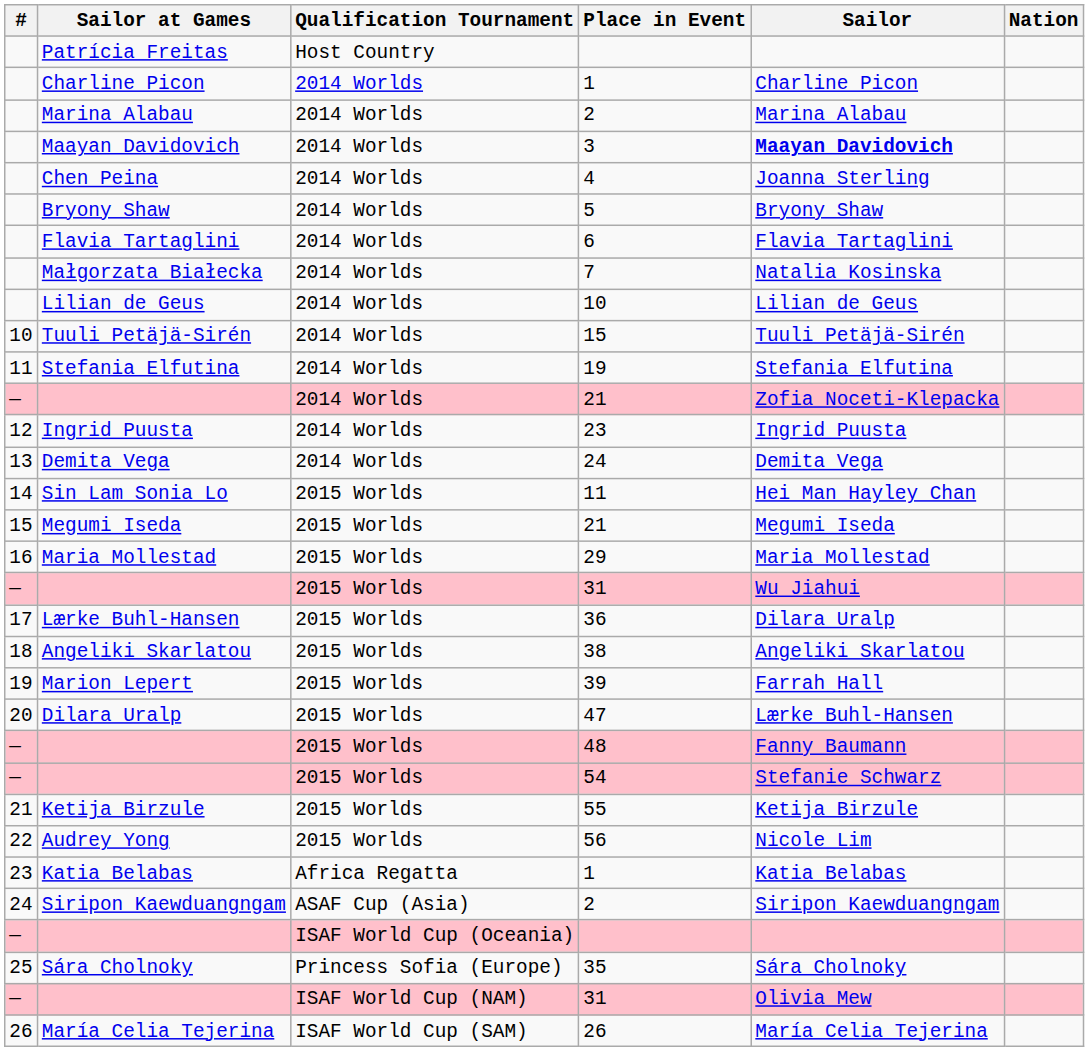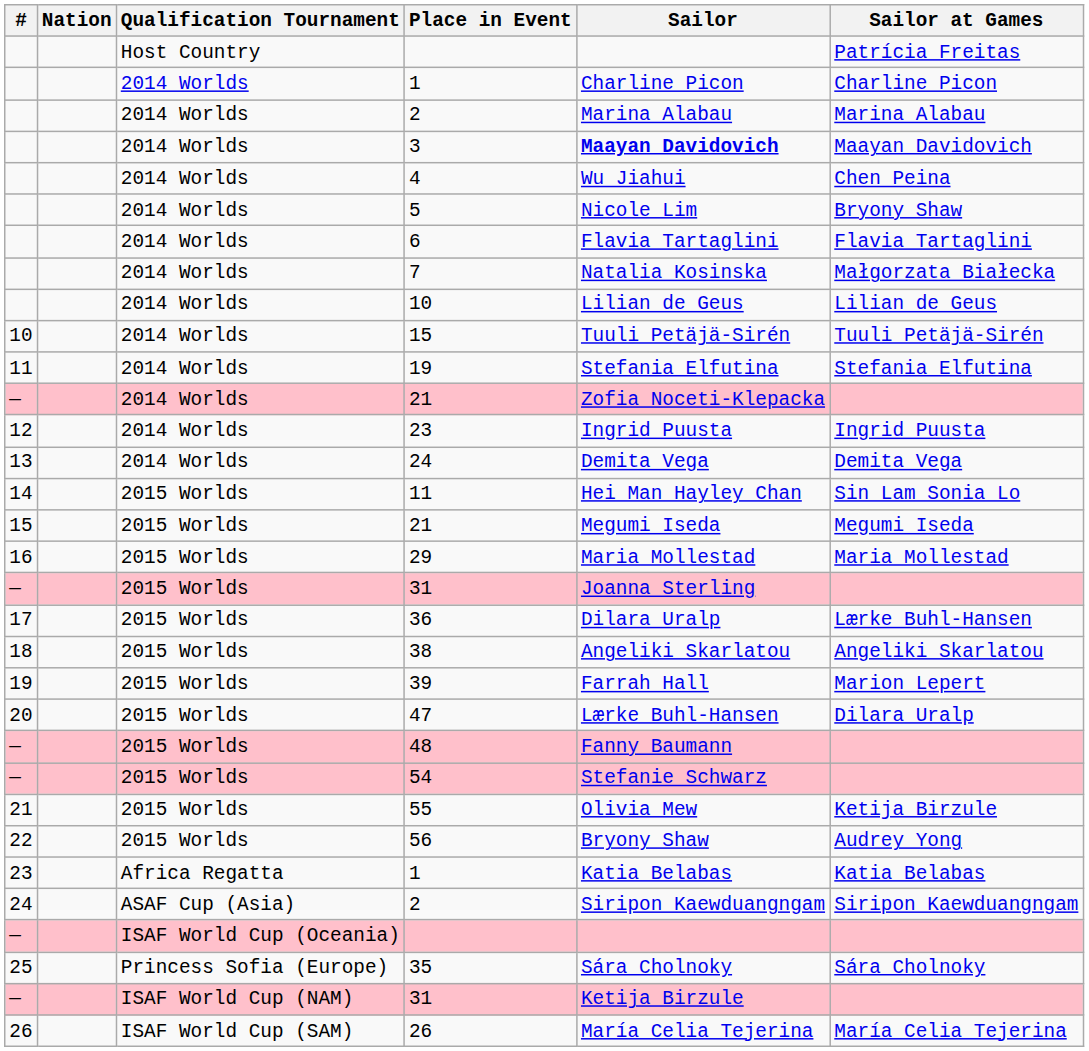columns swapped: (1044, 21) <-> (164, 21)
(842, 178) Joanna Sterling -> (633, 178) Wu Jiahui
(819, 210) Bryony Shaw -> (639, 210) Nicole Lim
(808, 589) Wu Jiahui -> (668, 589) Joanna Sterling
(837, 810) Ketija Birzule -> (639, 810) Olivia Mew
(813, 841) Nicole Lim -> (645, 841) Bryony Shaw
(813, 999) Olivia Mew -> (662, 999) Ketija Birzule
